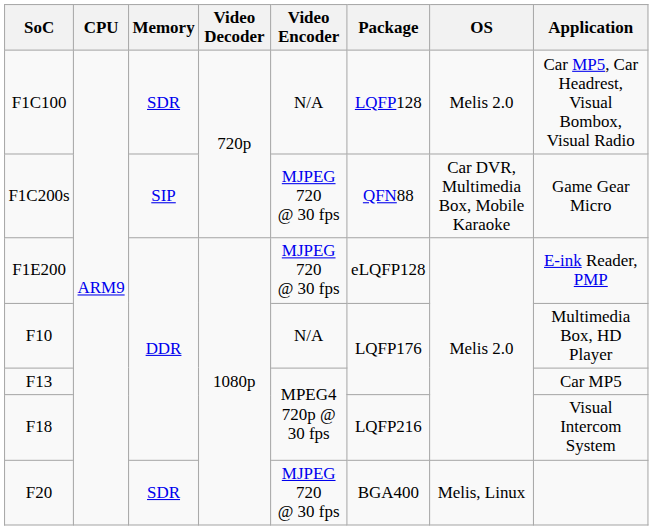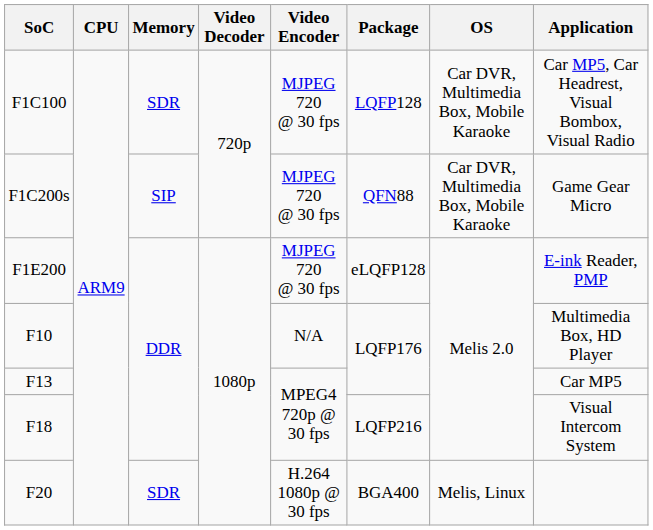(309, 102) N/A -> (309, 102) MJPEG 720 @ 30 fps
(482, 102) Melis 2.0 -> (482, 102) Car DVR, Multimedia Box, Mobile Karaoke
(309, 492) MJPEG 720 @ 30 fps -> (309, 492) H.264 1080p @ 30 fps
